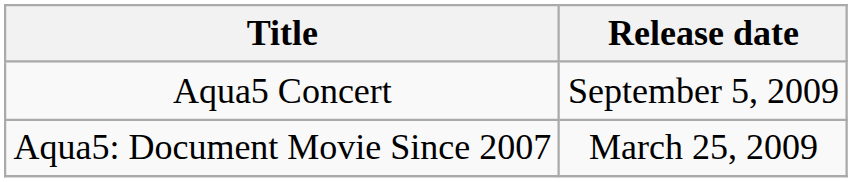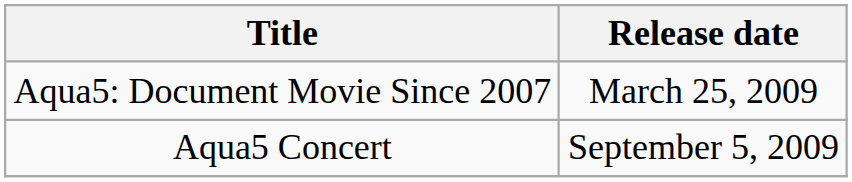rows swapped: (282, 147) <-> (282, 90)
